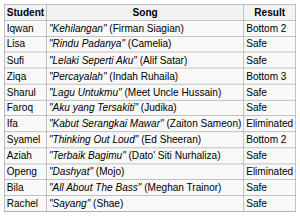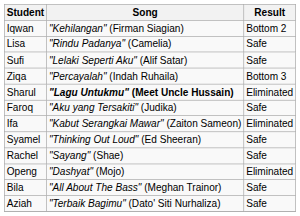(135, 92) normal -> (141, 92) bold
(257, 92) Safe -> (270, 92) Eliminated
(266, 140) Bottom 2 -> (257, 140) Safe
rows swapped: (22, 204) <-> (19, 156)
